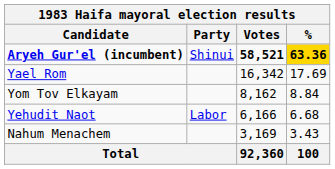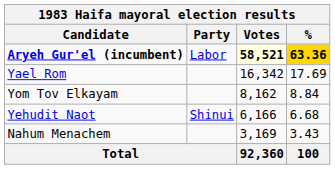(212, 54) Shinui -> (208, 54) Labor
(262, 54) no background -> (262, 54) lightyellow background
(208, 114) Labor -> (212, 114) Shinui
